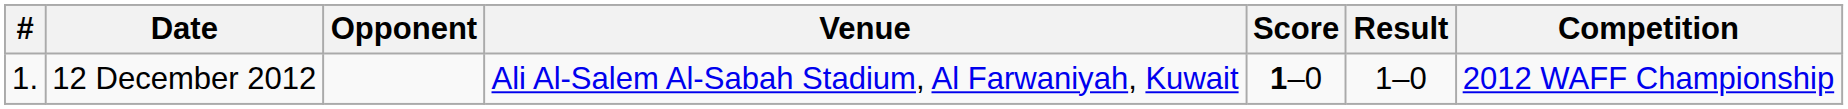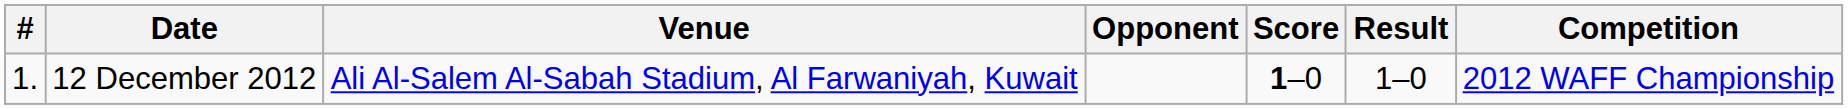columns swapped: (865, 29) <-> (404, 29)
